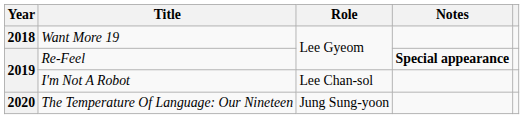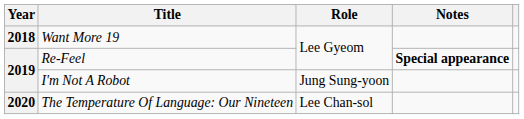(336, 80) Lee Chan-sol -> (344, 80) Jung Sung-yoon
(344, 102) Jung Sung-yoon -> (336, 102) Lee Chan-sol
